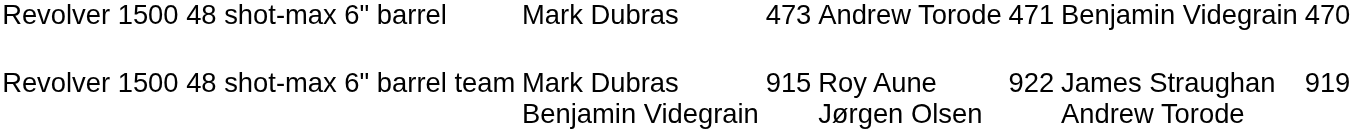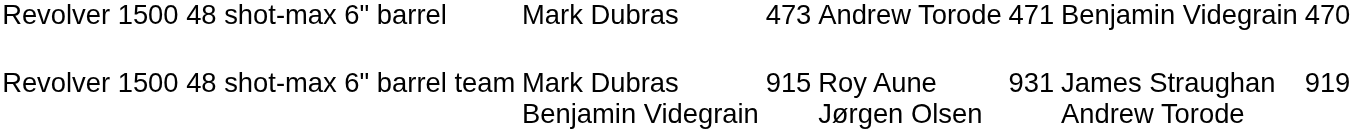(1031, 83) 922 -> (1031, 83) 931
